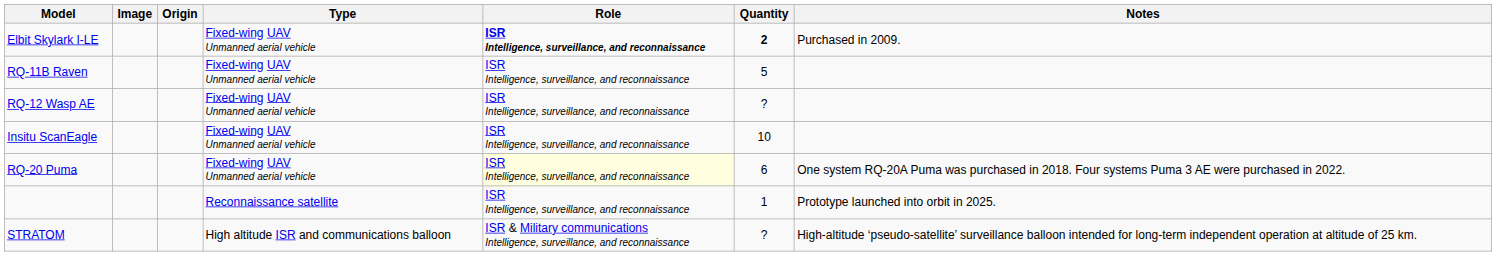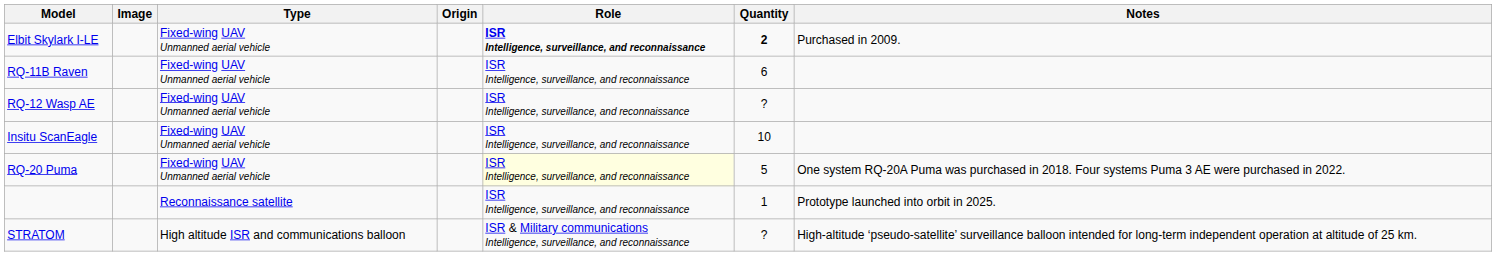columns swapped: (180, 14) <-> (343, 14)
(764, 72) 5 -> (764, 72) 6
(764, 169) 6 -> (764, 169) 5
